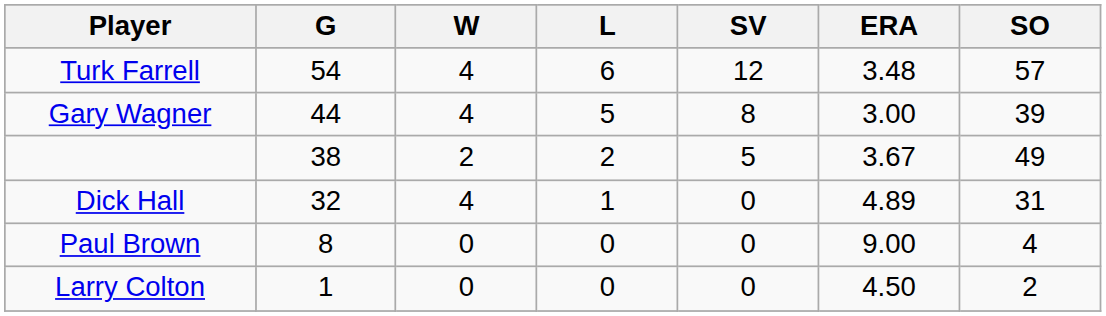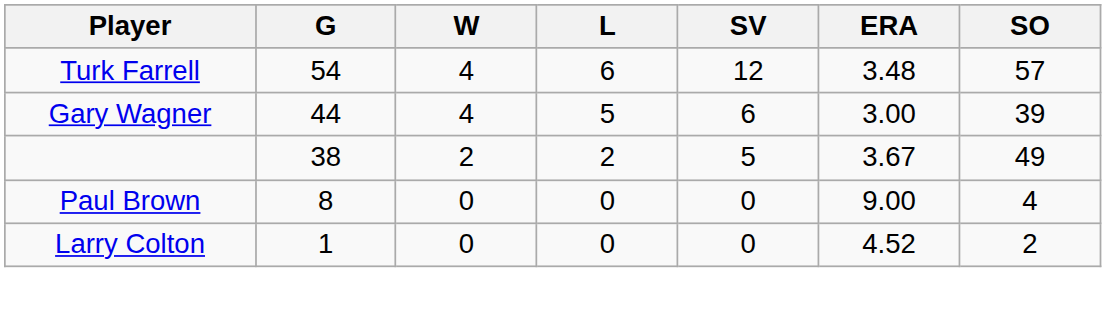(748, 113) 8 -> (748, 113) 6
- row: (130, 200)
(889, 288) 4.50 -> (889, 244) 4.52
